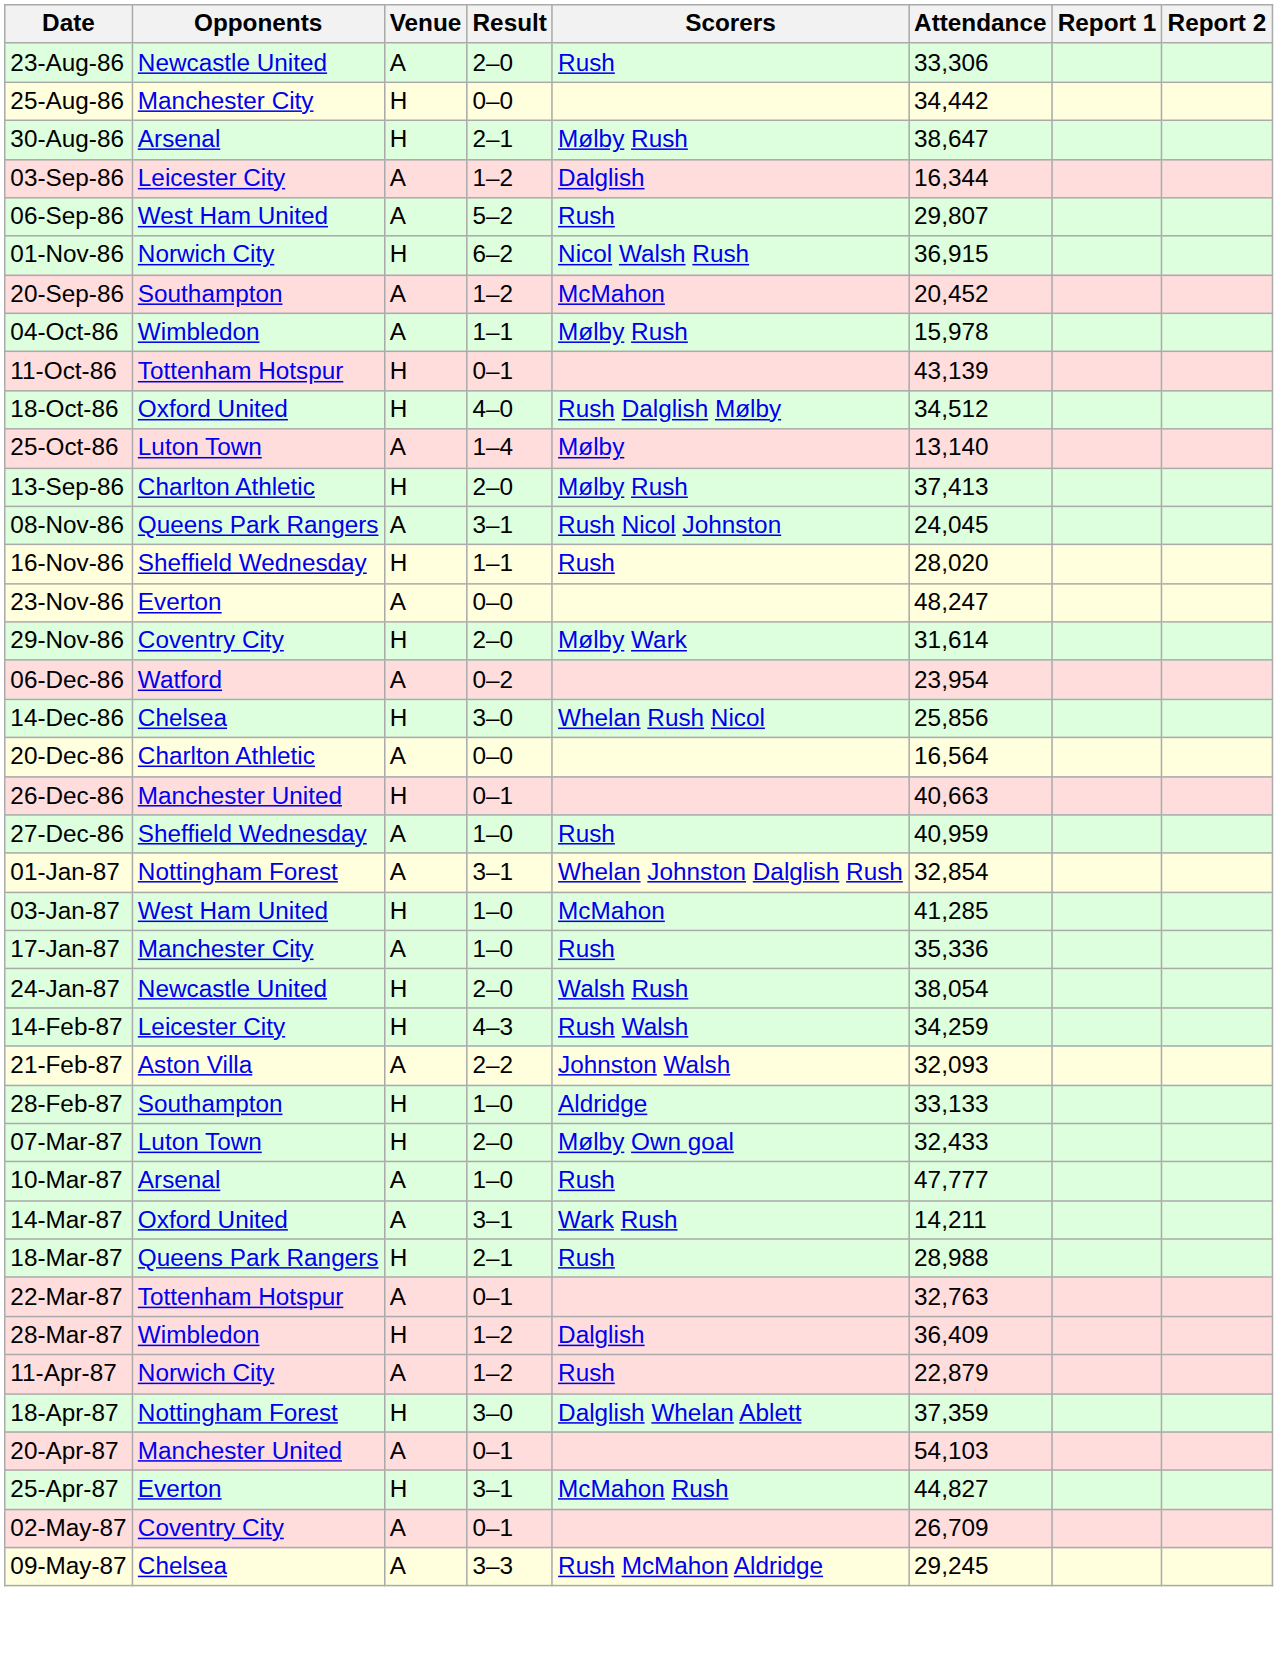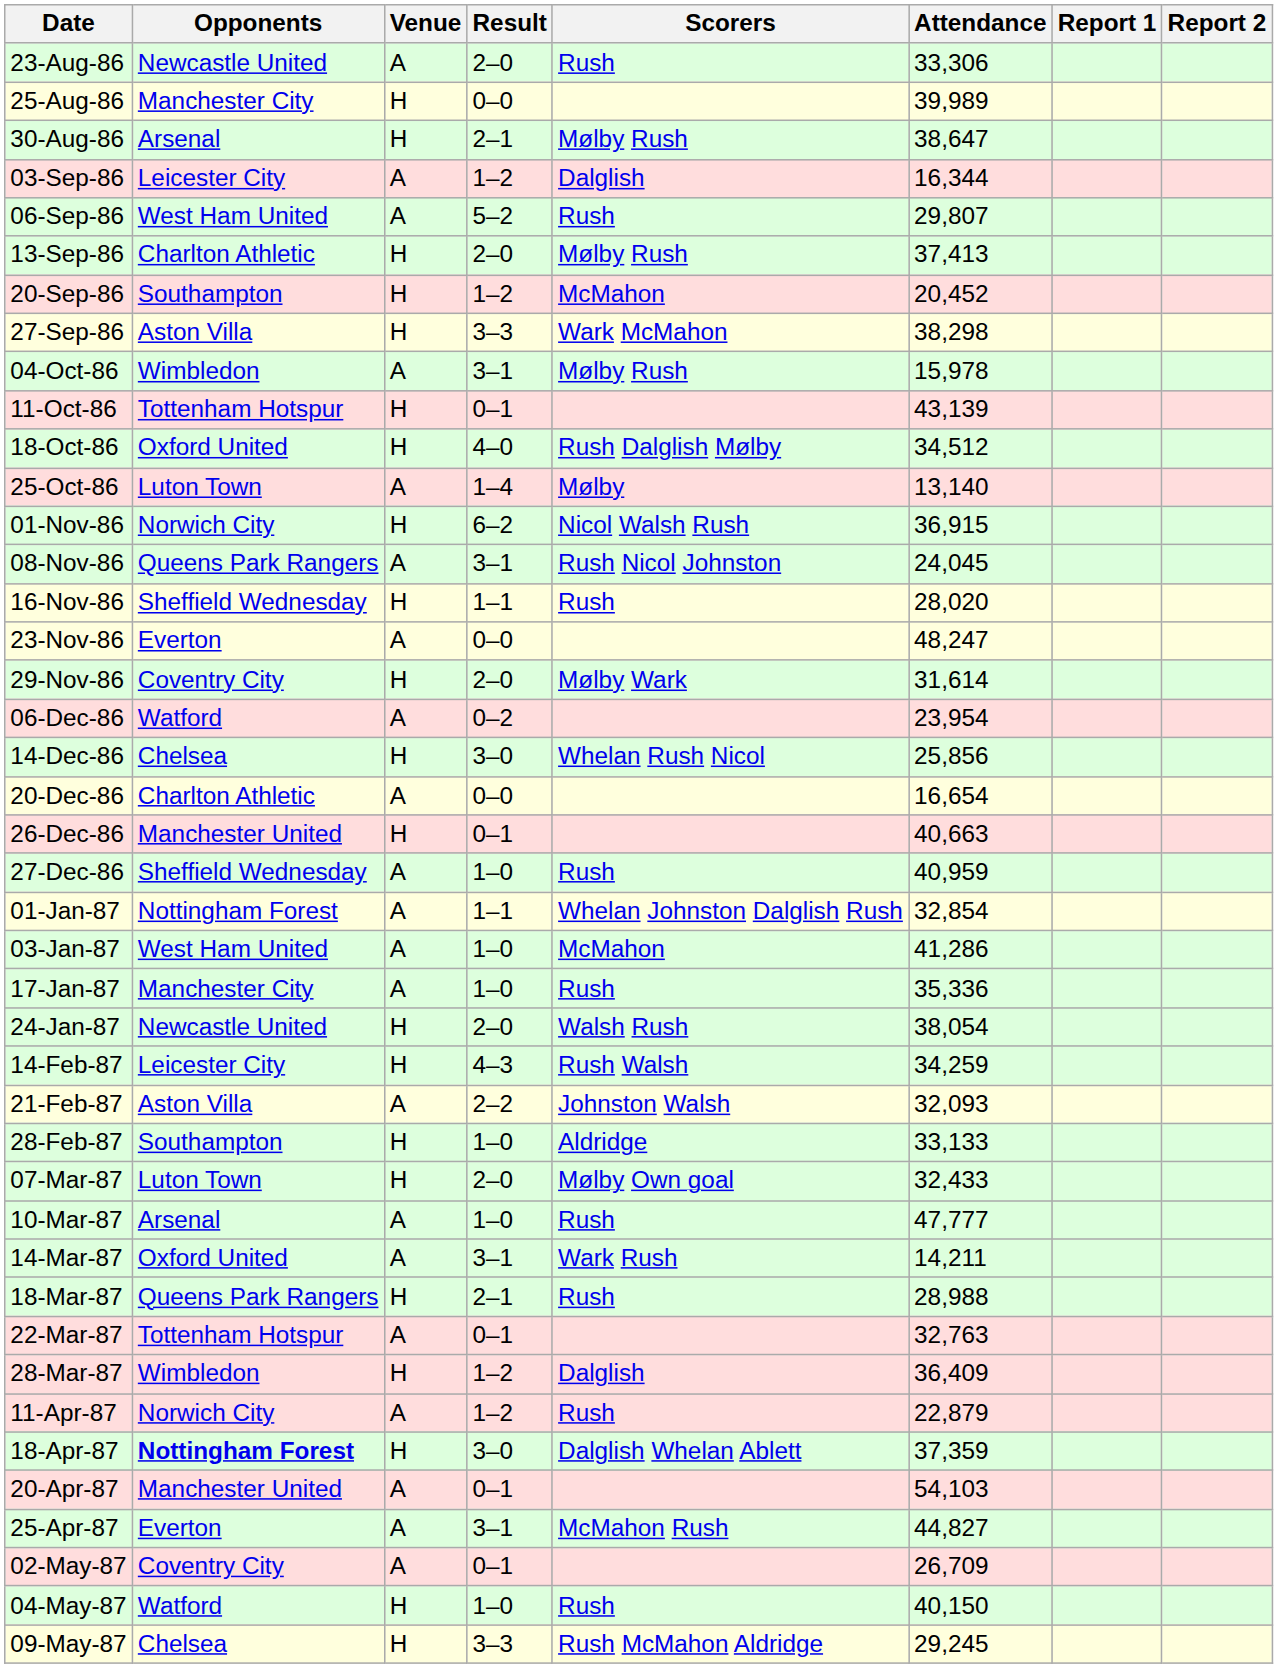(951, 100) 34,442 -> (951, 100) 39,989
rows swapped: (67, 486) <-> (67, 255)
(398, 293) A -> (398, 293) H
+ row: (67, 332)
(493, 332) 1–1 -> (493, 370) 3–1
(951, 756) 16,564 -> (951, 795) 16,654
(493, 872) 3–1 -> (493, 910) 1–1
(398, 910) H -> (398, 949) A
(951, 910) 41,285 -> (951, 949) 41,286
(238, 1412) normal -> (246, 1450) bold
(398, 1489) H -> (398, 1528) A
+ row: (68, 1605)
(398, 1566) A -> (398, 1643) H
